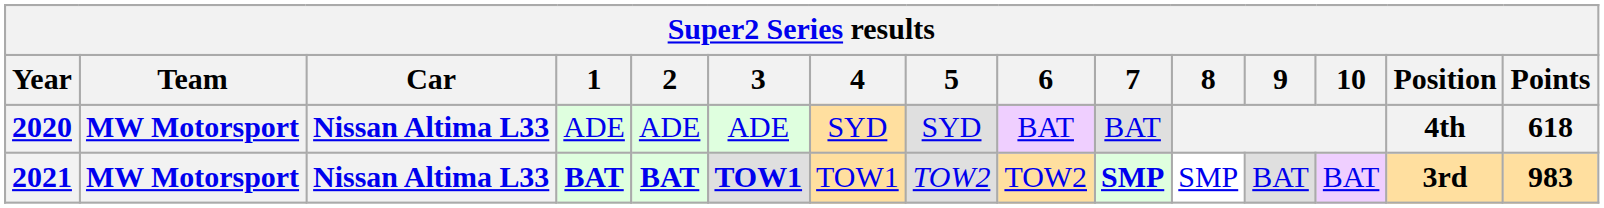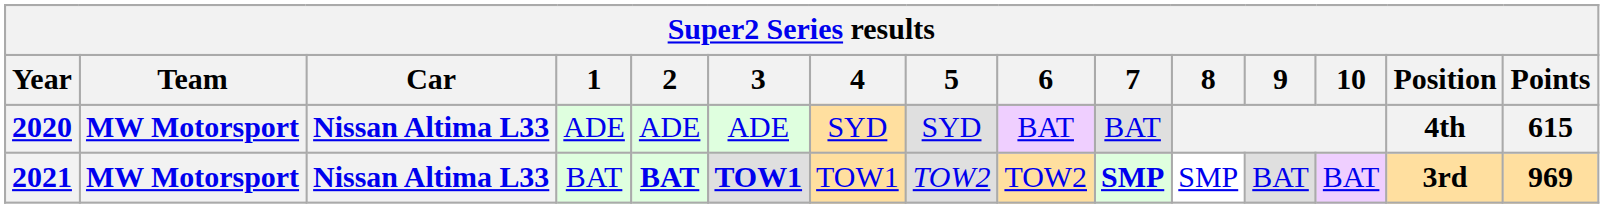(1551, 128) 618 -> (1551, 128) 615
(594, 177) bold -> (594, 177) normal
(1551, 177) 983 -> (1551, 177) 969
